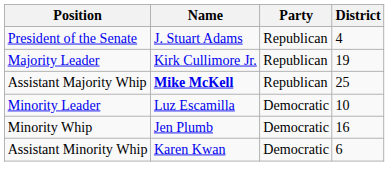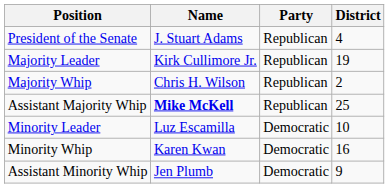+ row: (50, 82)
(183, 127) Jen Plumb -> (190, 149) Karen Kwan
(190, 149) Karen Kwan -> (183, 171) Jen Plumb
(339, 149) 6 -> (339, 171) 9
